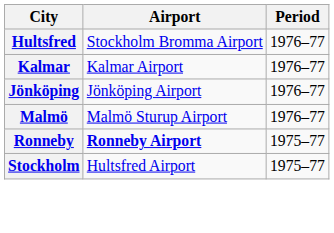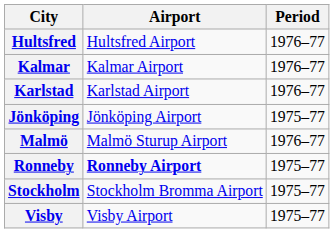(175, 41) Stockholm Bromma Airport -> (141, 41) Hultsfred Airport
+ row: (44, 91)
(297, 91) 1976–77 -> (297, 116) 1975–77
(141, 166) Hultsfred Airport -> (175, 191) Stockholm Bromma Airport
+ row: (44, 215)
